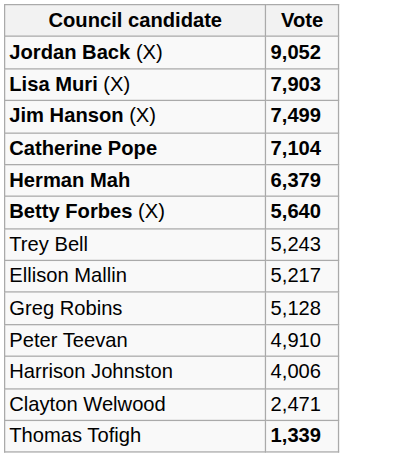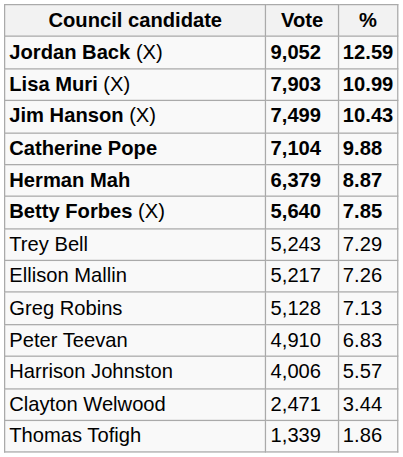+ column: (368, 20)
(296, 436) bold -> (296, 436) normal
